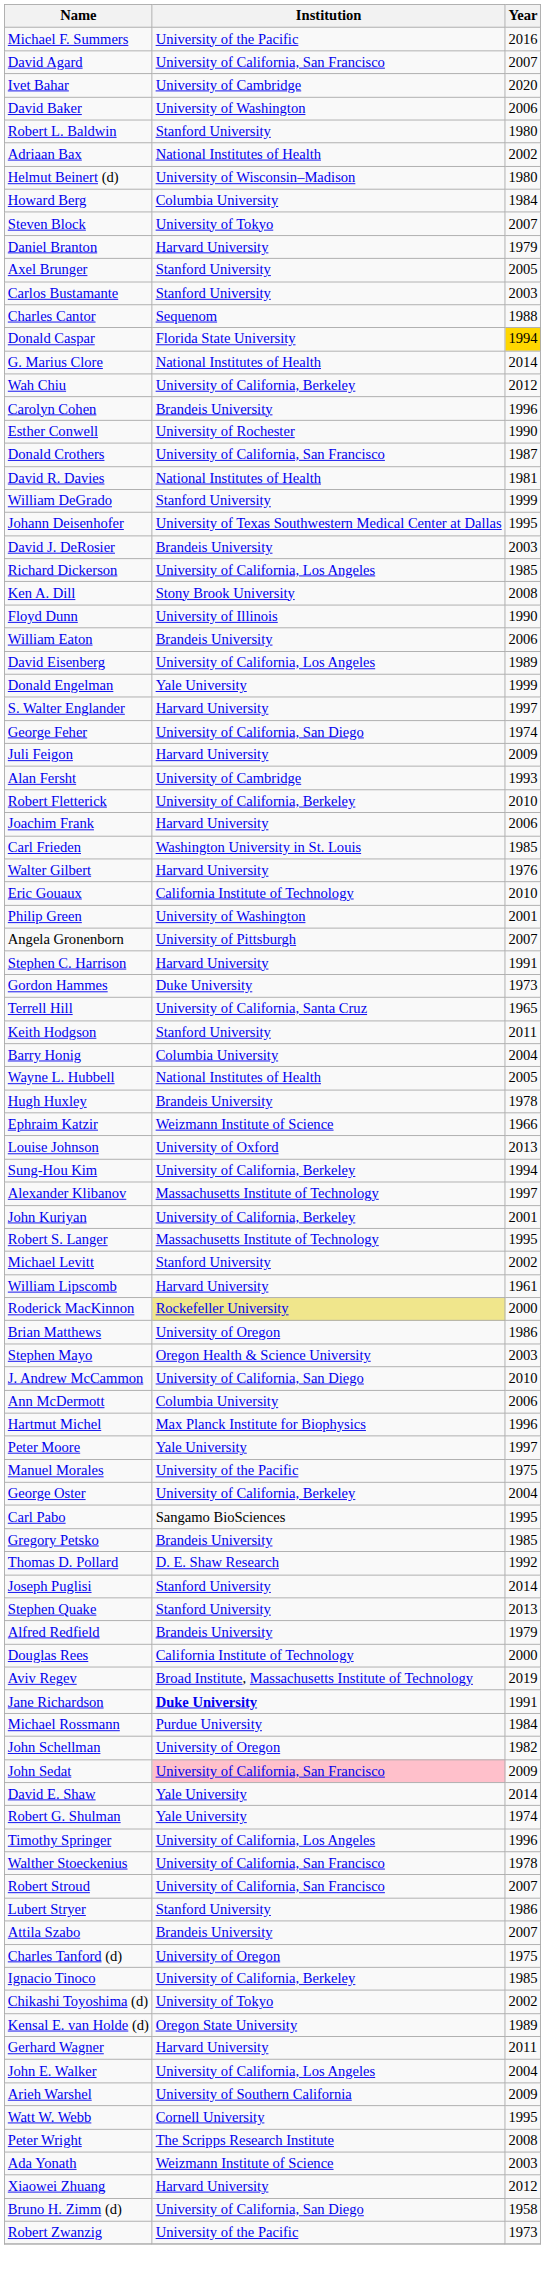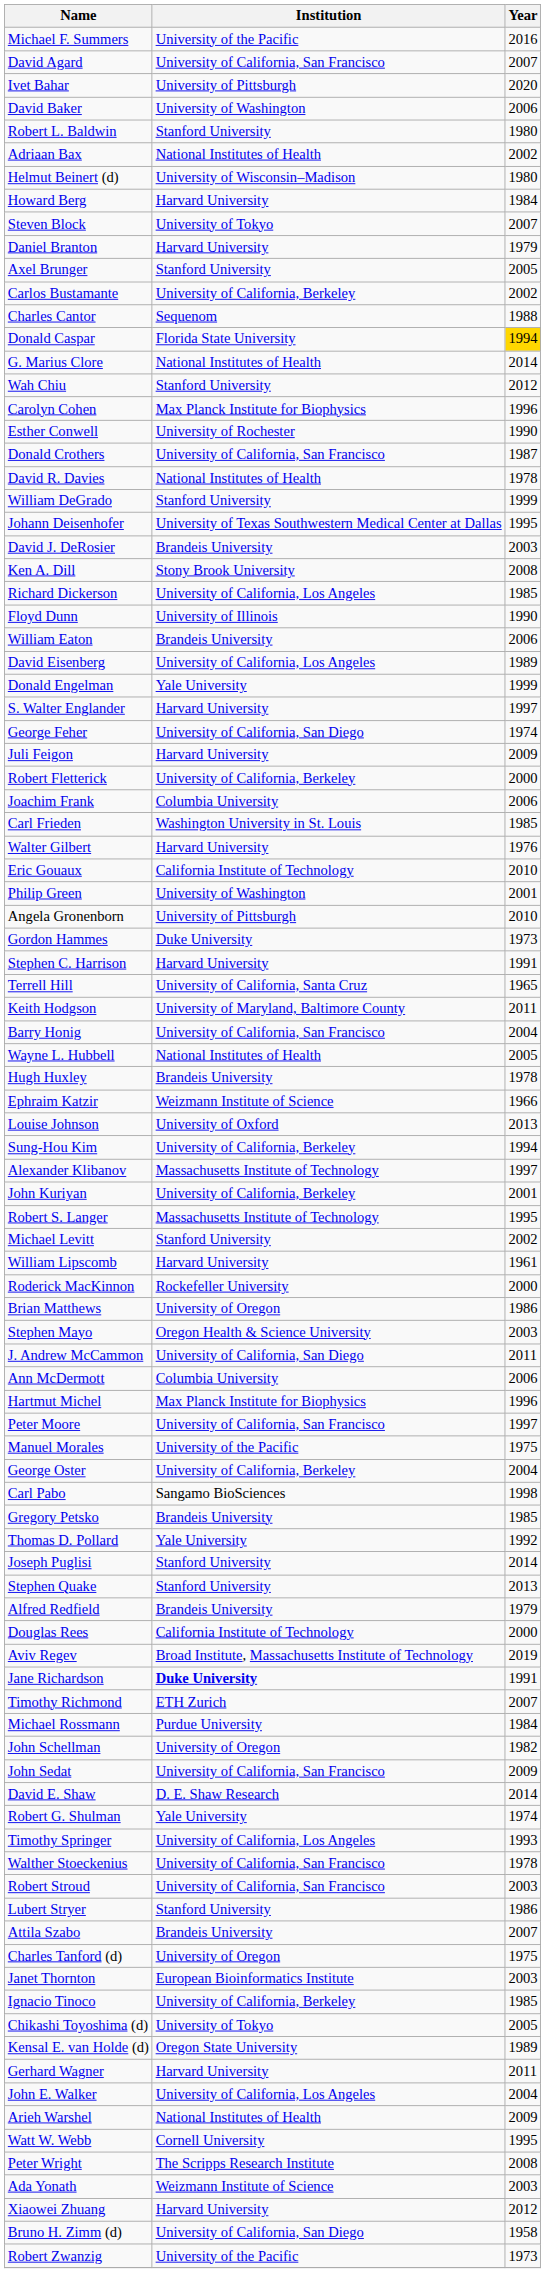(228, 85) University of Cambridge -> (226, 85) University of Pittsburgh
(217, 200) Columbia University -> (212, 200) Harvard University
(213, 293) Stanford University -> (256, 293) University of California, Berkeley
(523, 293) 2003 -> (523, 293) 2002
(256, 385) University of California, Berkeley -> (213, 385) Stanford University
(214, 408) Brandeis University -> (261, 408) Max Planck Institute for Biophysics
(523, 477) 1981 -> (523, 477) 1978
rows swapped: (63, 570) <-> (42, 593)
- row: (42, 778)
(523, 801) 2010 -> (523, 778) 2000
(212, 824) Harvard University -> (217, 801) Columbia University
(523, 939) 2007 -> (523, 916) 2010
rows swapped: (58, 985) <-> (67, 962)
(213, 1032) Stanford University -> (280, 1008) University of Maryland, Baltimore County
(217, 1055) Columbia University -> (270, 1032) University of California, San Francisco
(222, 1309) khaki background -> (222, 1286) no background
(523, 1378) 2010 -> (523, 1355) 2011
(201, 1447) Yale University -> (270, 1424) University of California, San Francisco
(523, 1516) 1995 -> (523, 1493) 1998
(217, 1563) D. E. Shaw Research -> (201, 1540) Yale University
+ row: (65, 1701)
(270, 1770) pink background -> (270, 1770) no background
(201, 1794) Yale University -> (217, 1794) D. E. Shaw Research
(523, 1840) 1996 -> (523, 1840) 1993
(523, 1886) 2007 -> (523, 1886) 2003
+ row: (52, 1978)
(523, 2001) 2002 -> (523, 2024) 2005
(254, 2094) University of Southern California -> (238, 2117) National Institutes of Health
